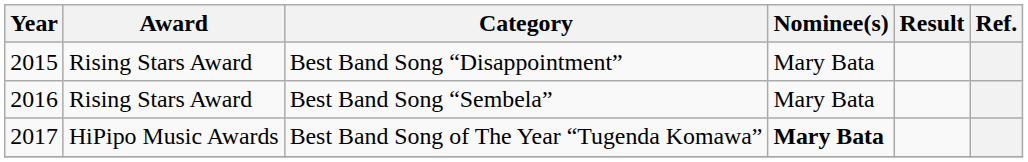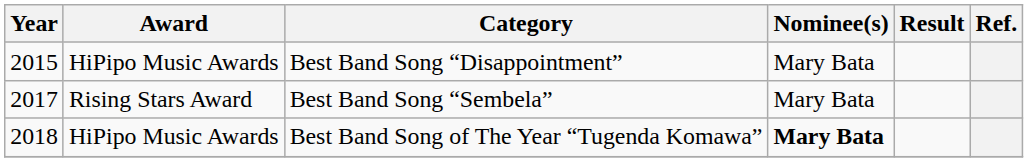(161, 61) Rising Stars Award -> (174, 61) HiPipo Music Awards
(34, 99) 2016 -> (34, 99) 2017
(34, 136) 2017 -> (34, 136) 2018
